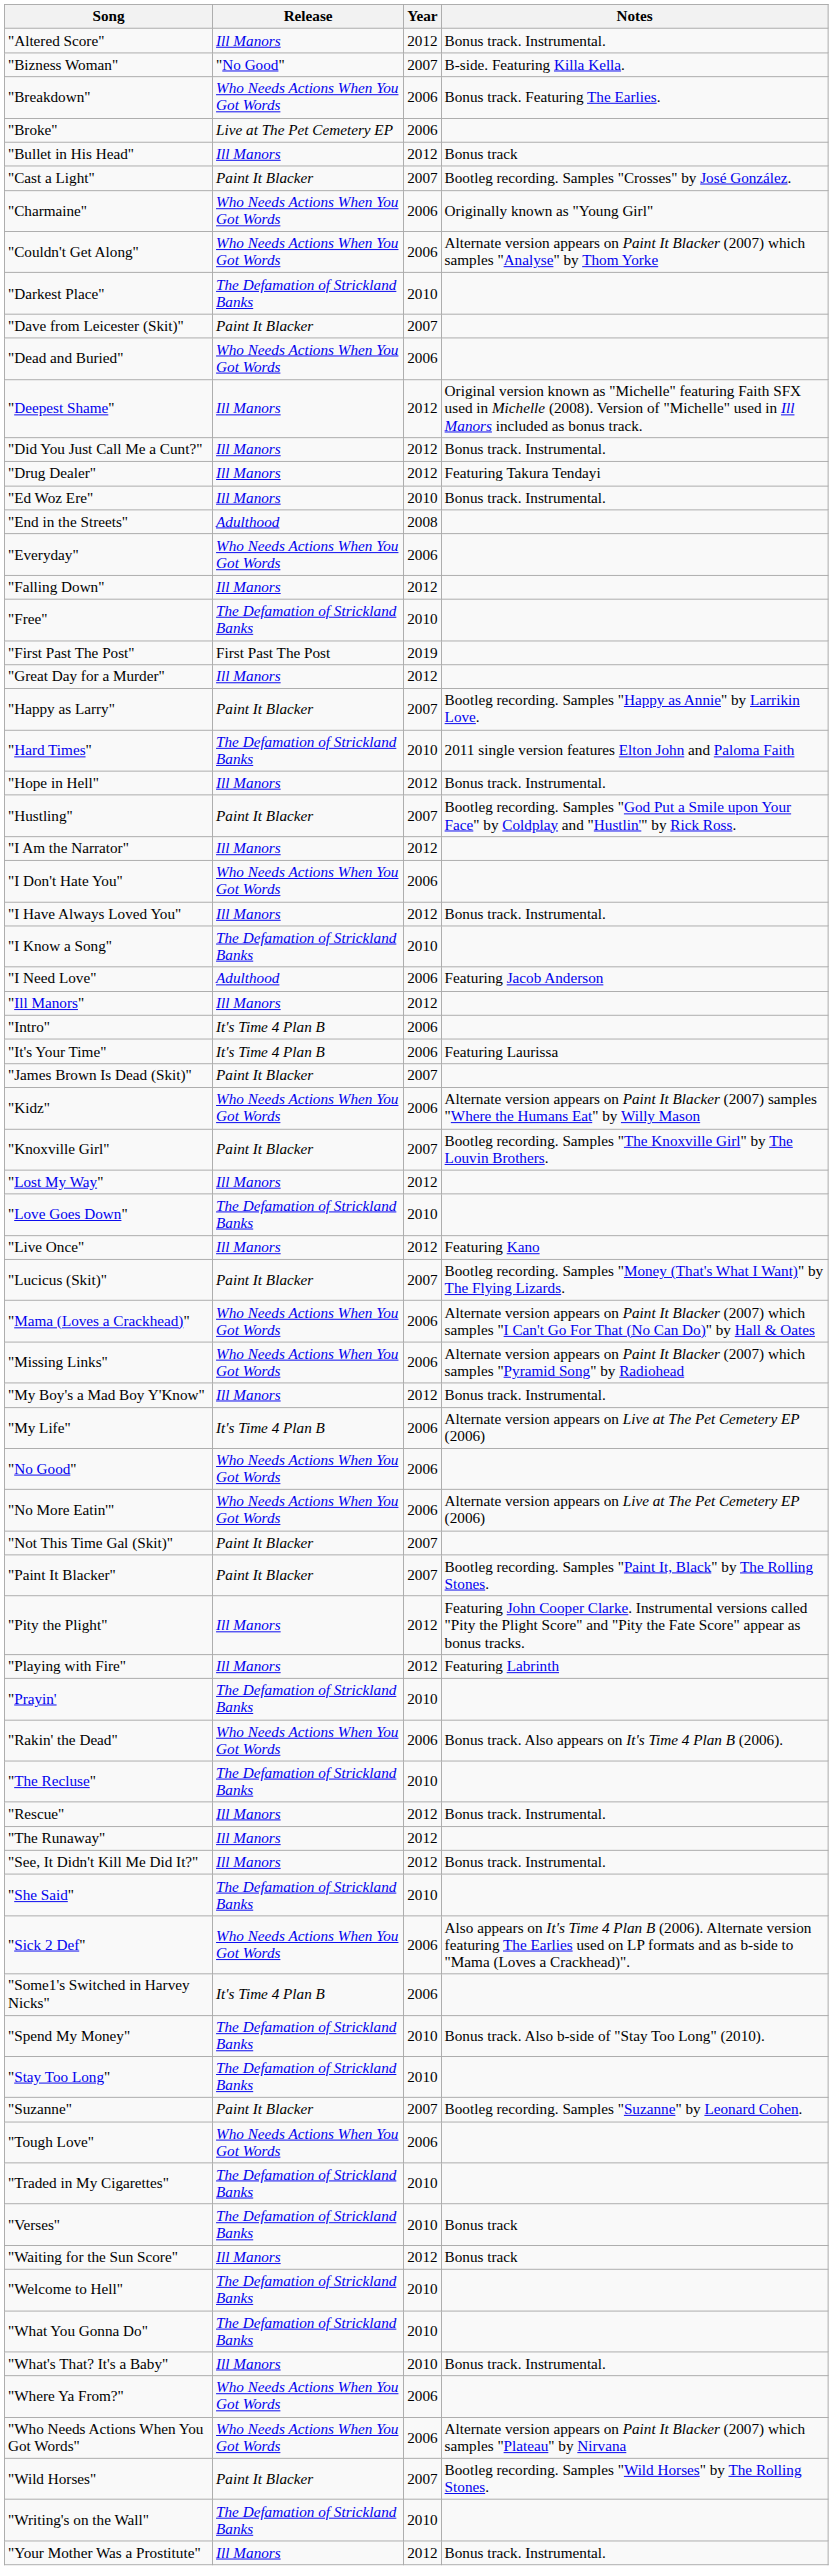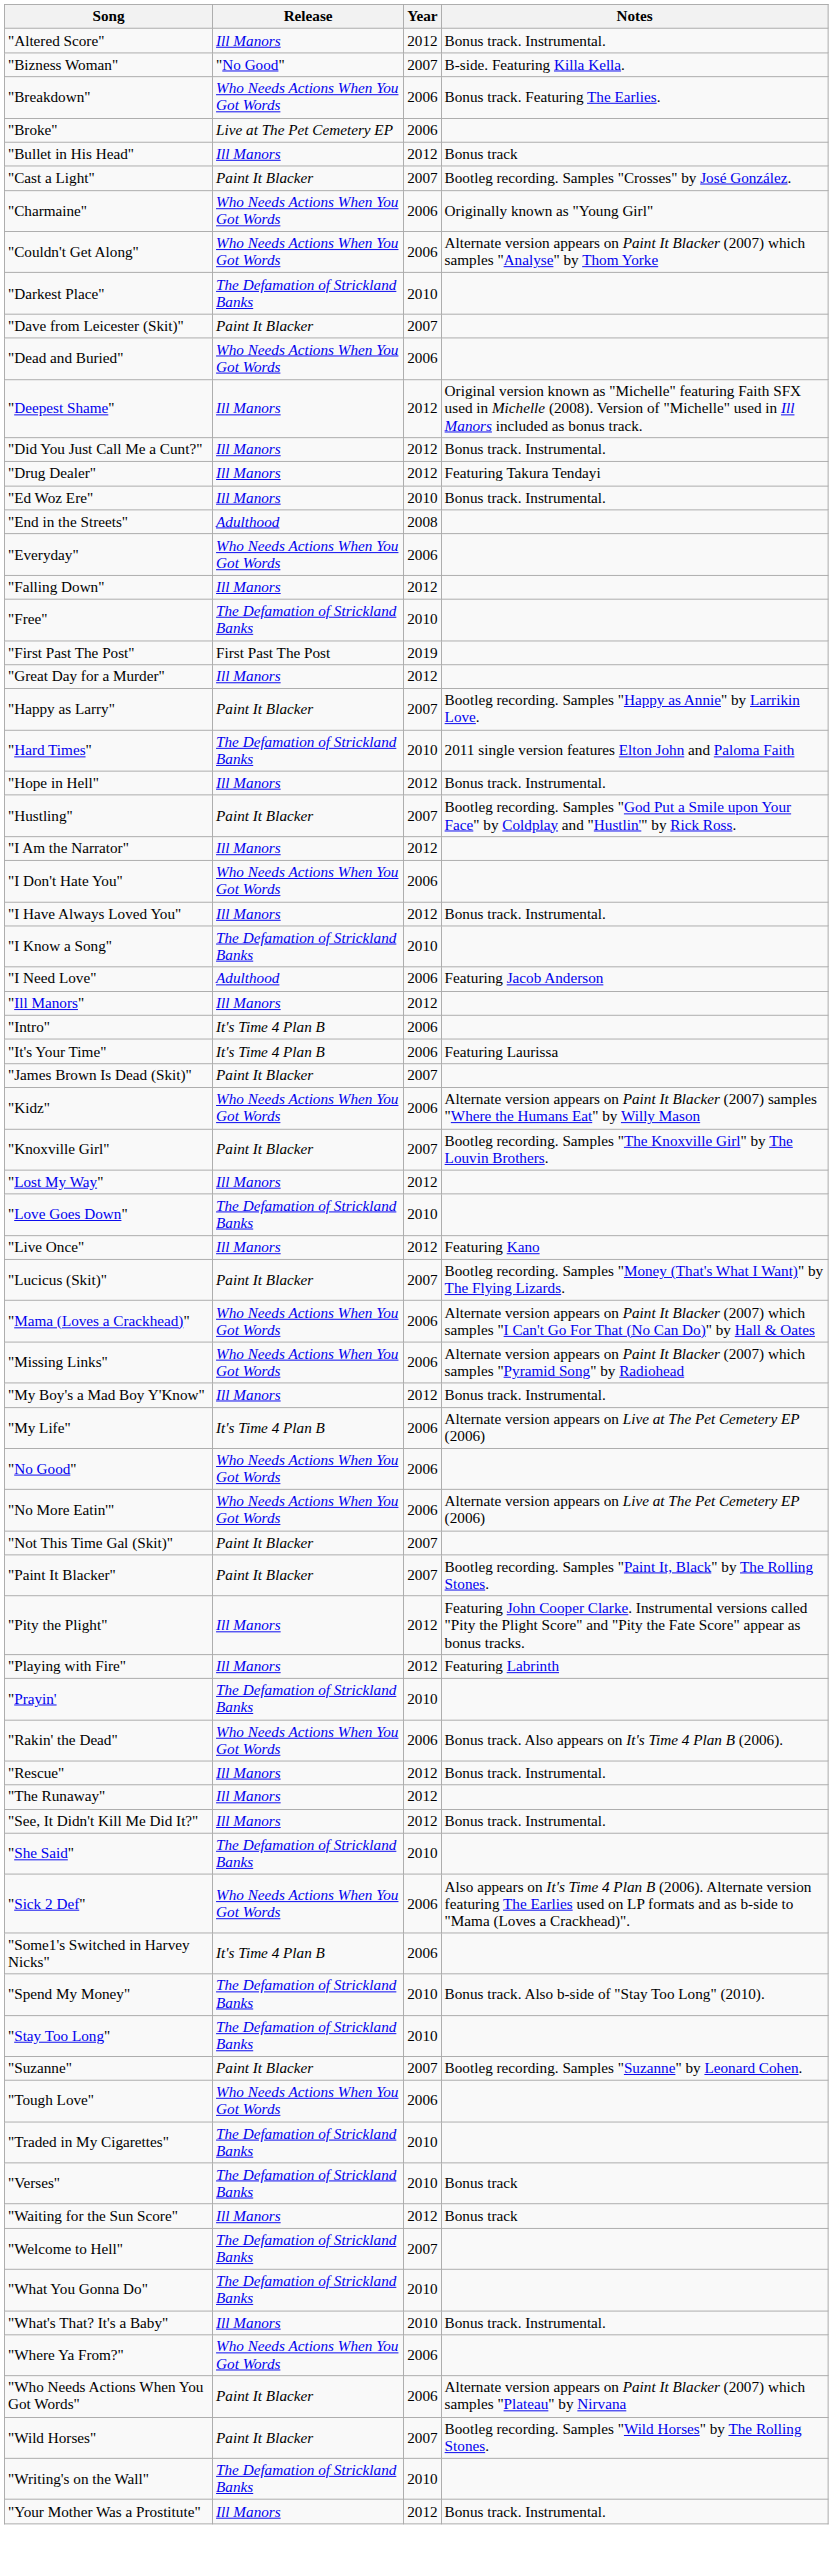- row: (52, 1781)
(422, 2290) 2010 -> (422, 2248) 2007
(307, 2437) Who Needs Actions When You Got Words -> (265, 2396) Paint It Blacker
